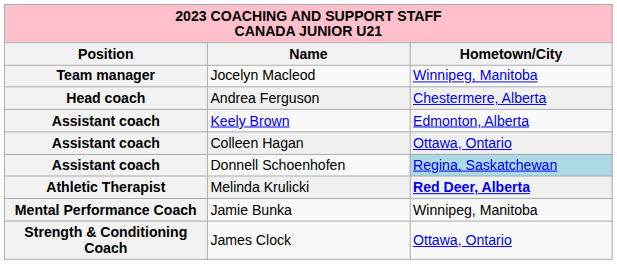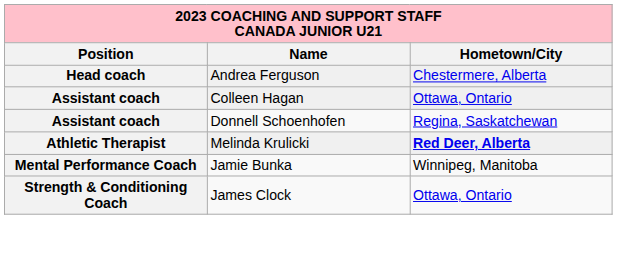- row: (263, 76)
- row: (250, 121)
(485, 165) lightblue background -> (485, 121) no background
